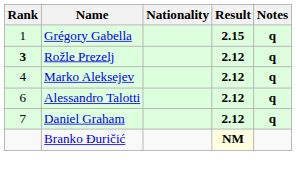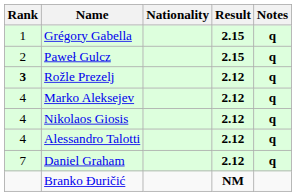+ row: (77, 56)
+ row: (86, 118)
(23, 98) 6 -> (23, 139) 4
(233, 139) lightyellow background -> (233, 181) no background
